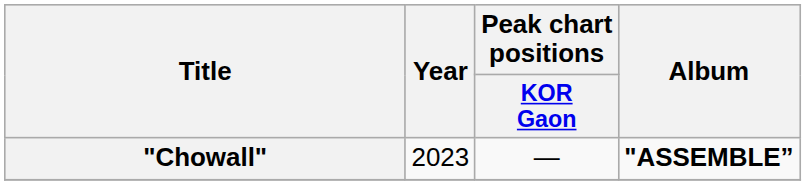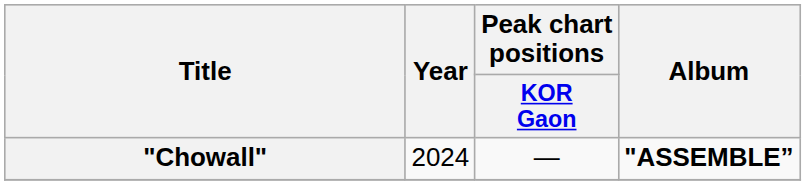(440, 158) 2023 -> (440, 158) 2024
